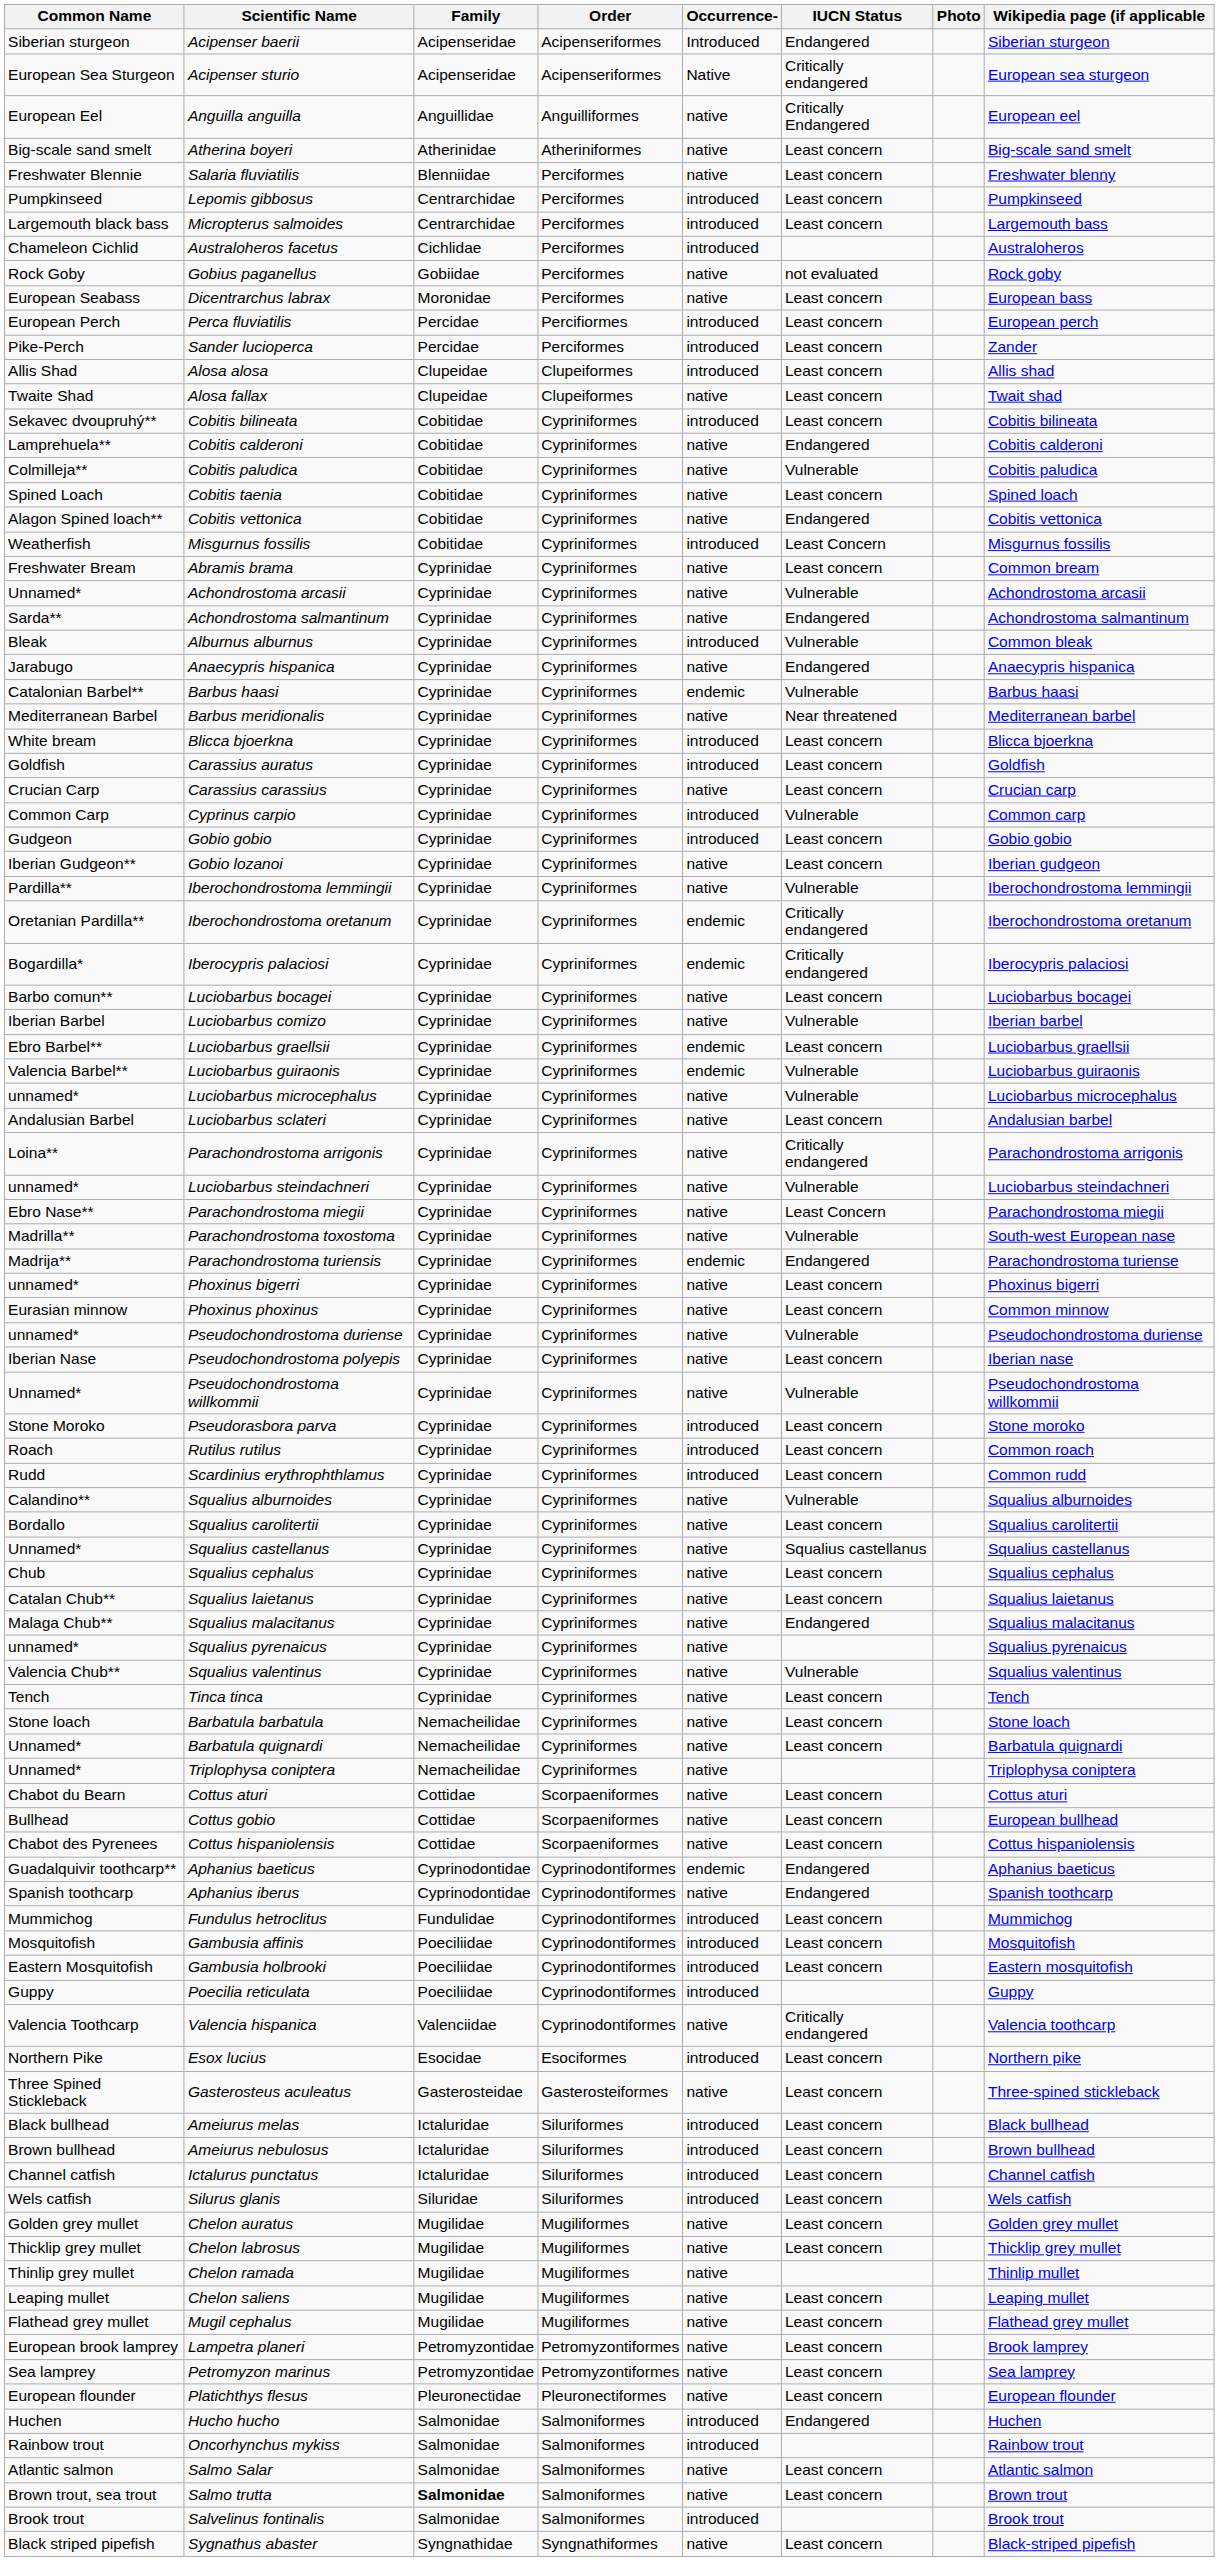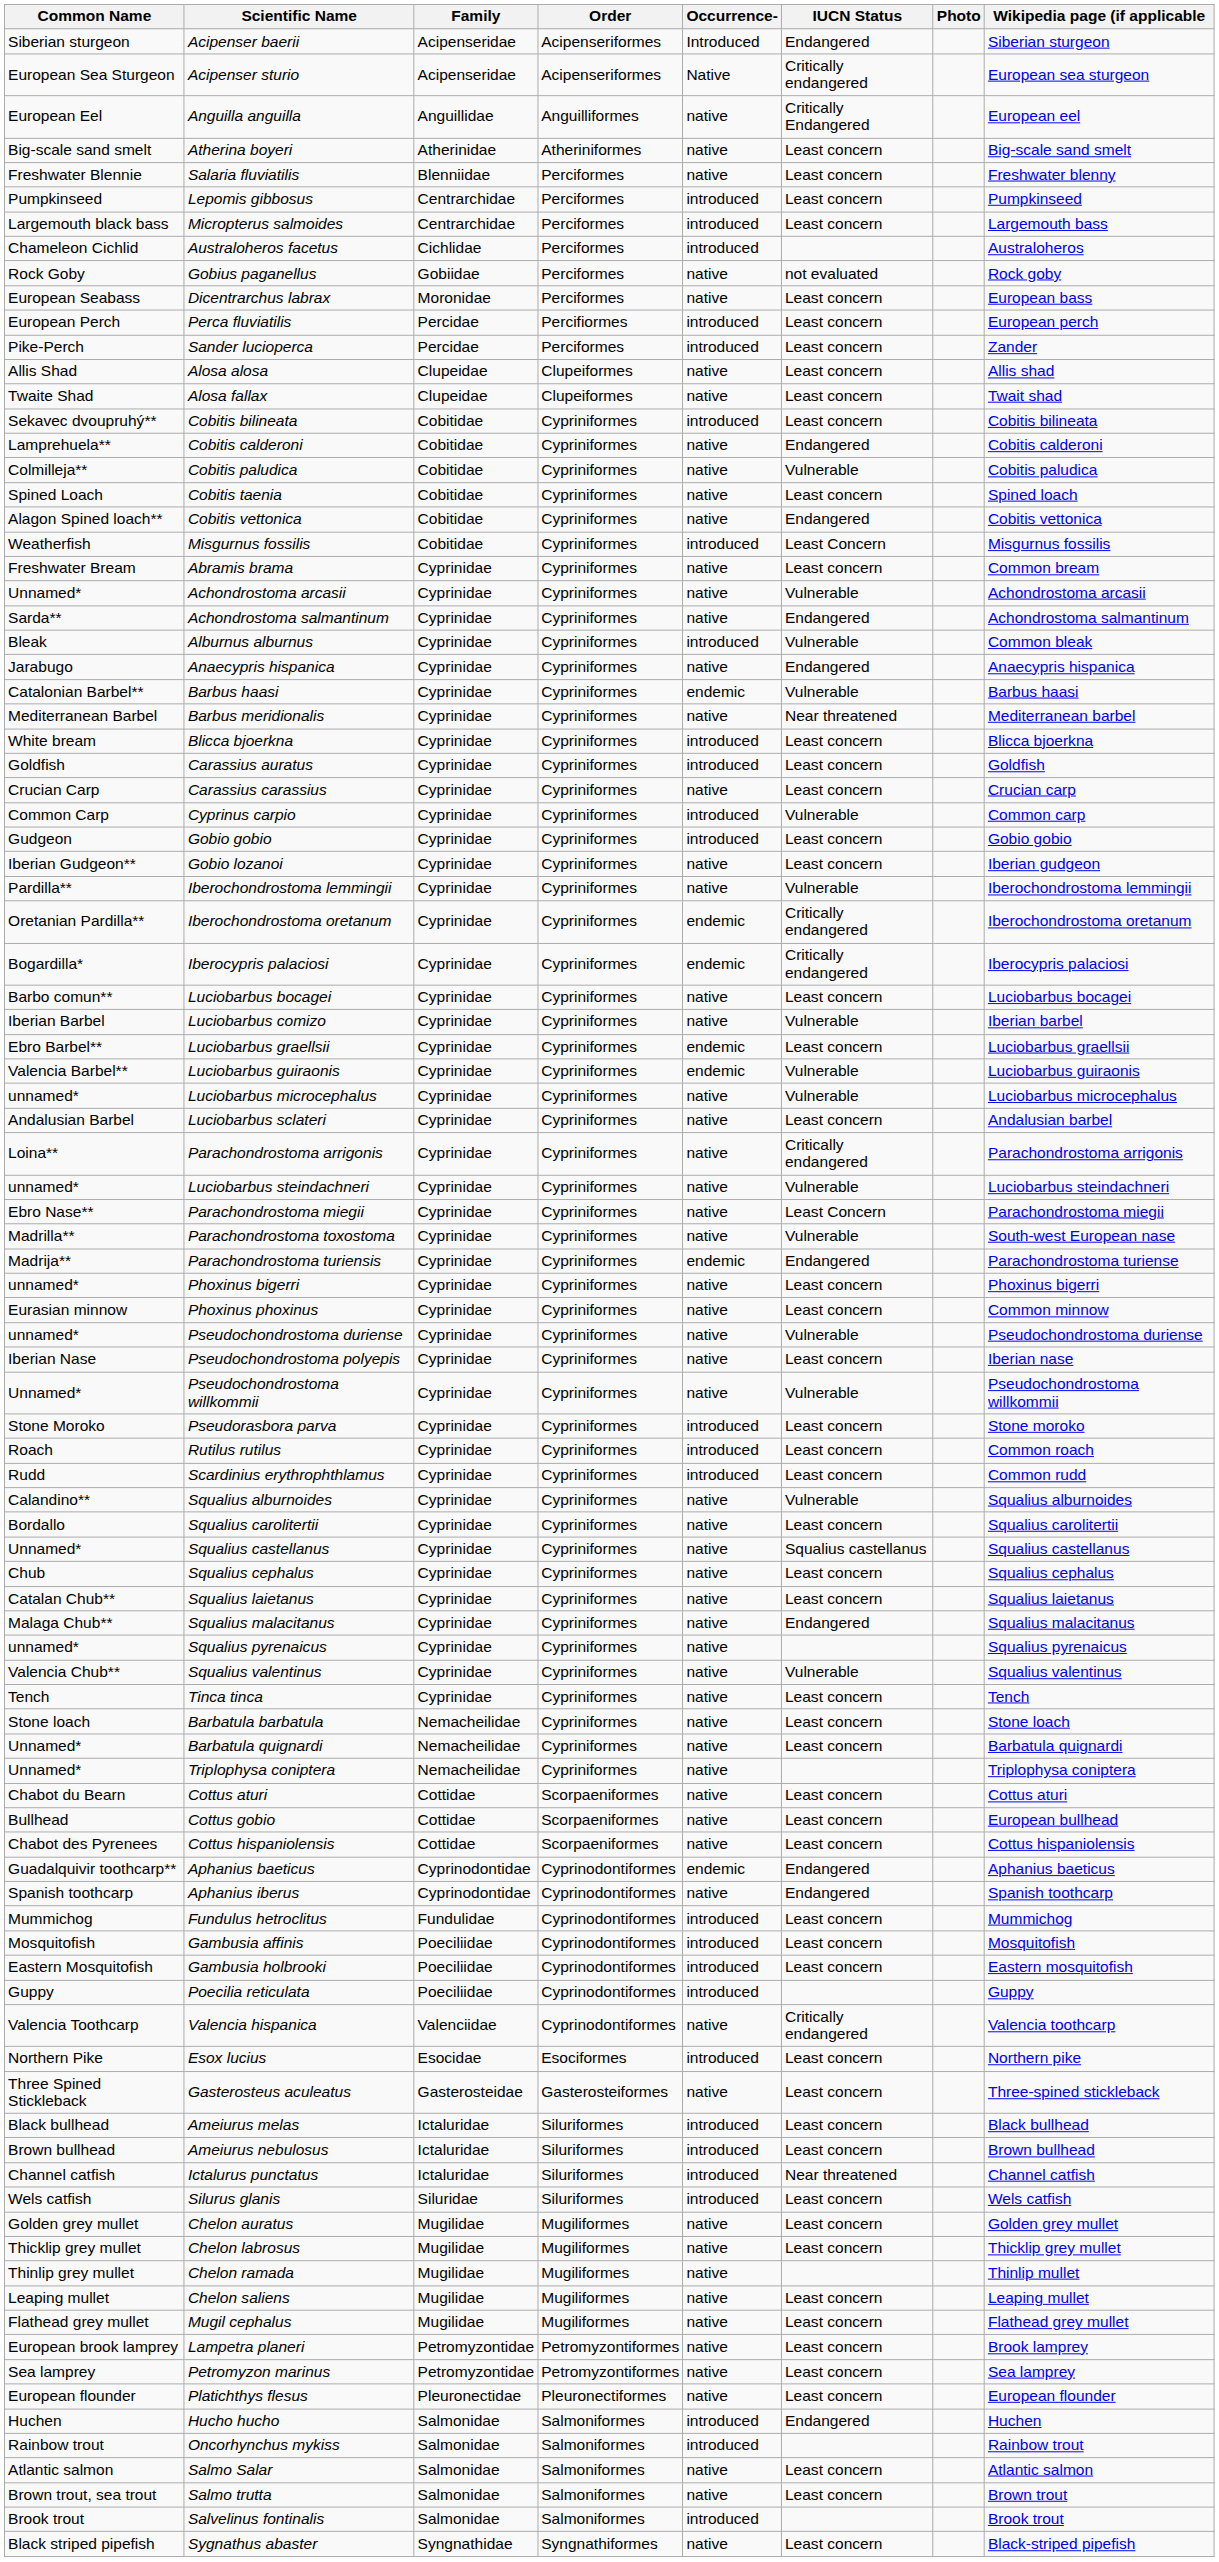(723, 371) introduced -> (707, 371) native
(834, 2174) Least concern -> (841, 2174) Near threatened
(461, 2494) bold -> (459, 2494) normal
